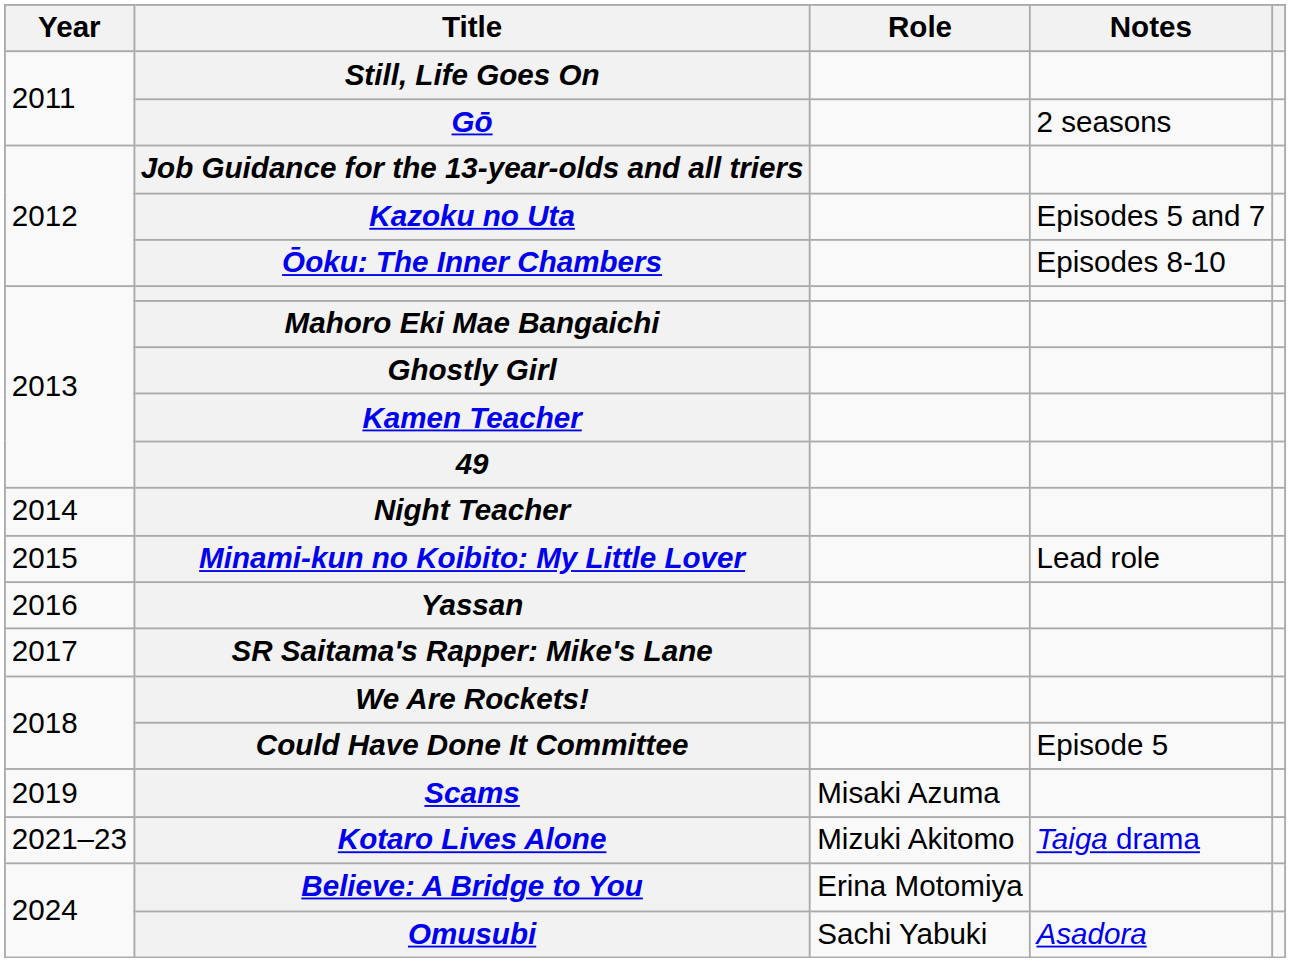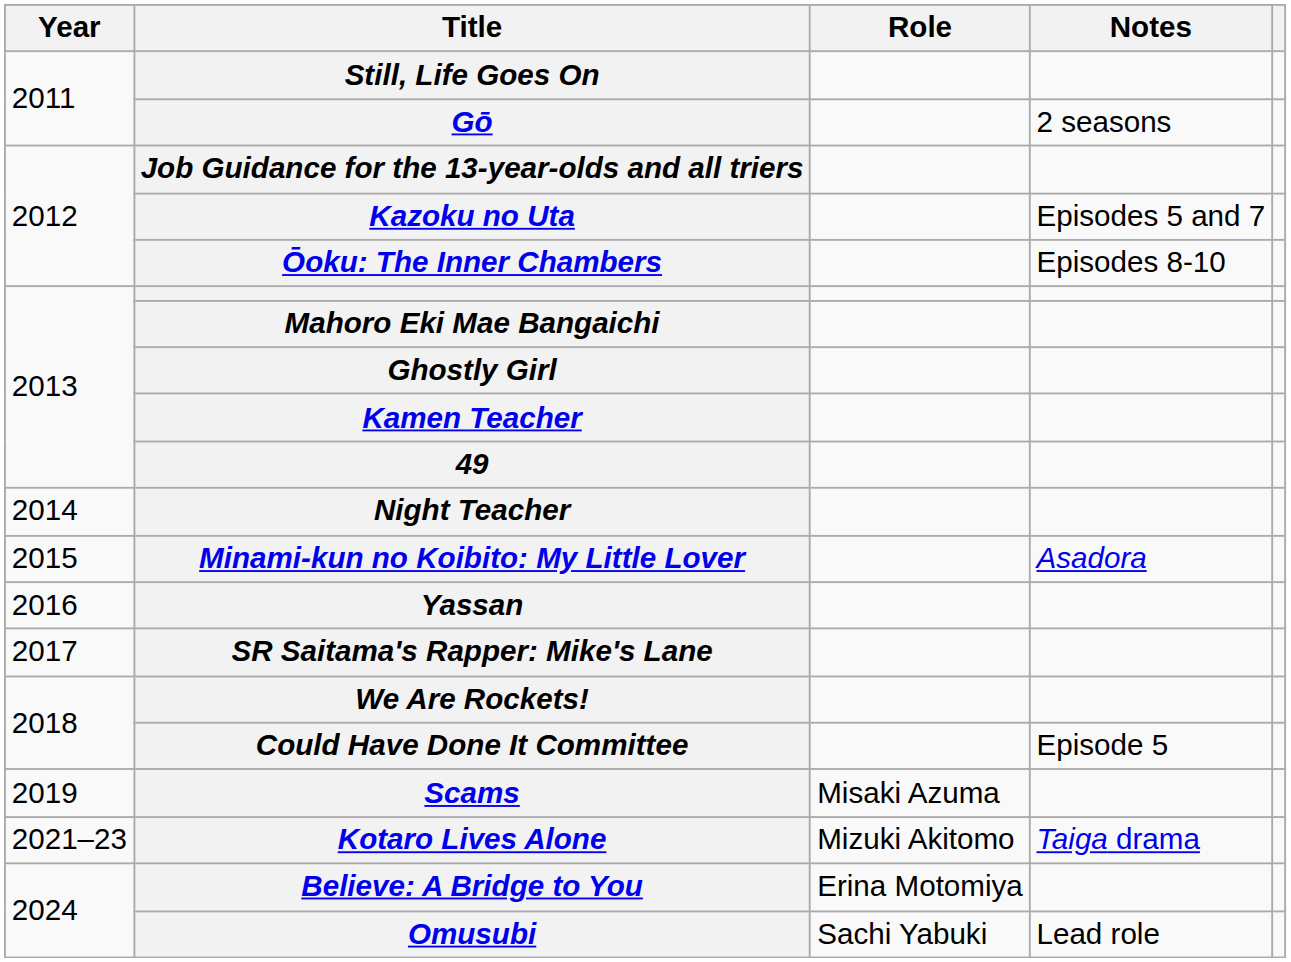(1098, 557) Lead role -> (1092, 557) Asadora
(1092, 933) Asadora -> (1098, 933) Lead role
